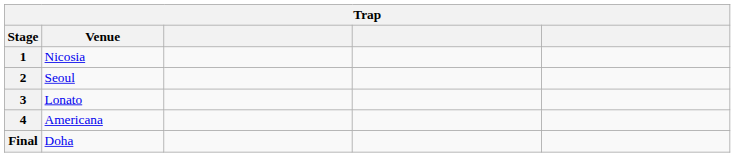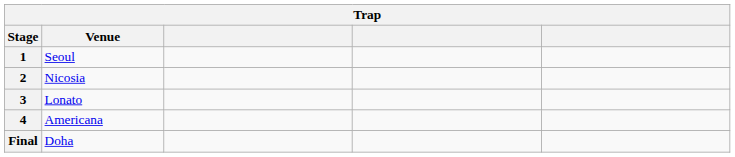(65, 57) Nicosia -> (60, 57) Seoul
(60, 78) Seoul -> (65, 78) Nicosia
